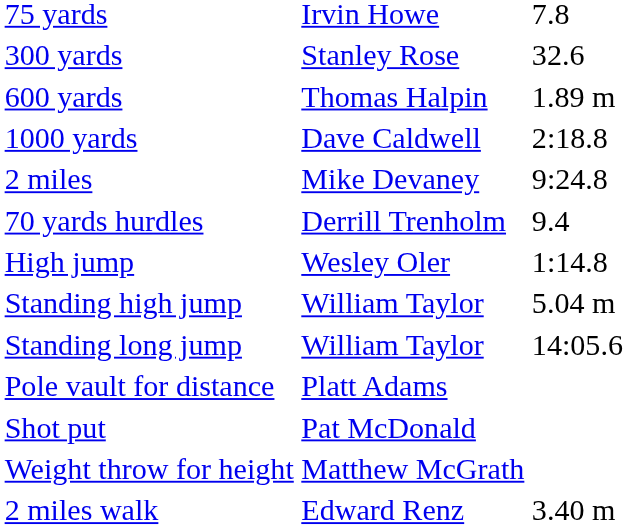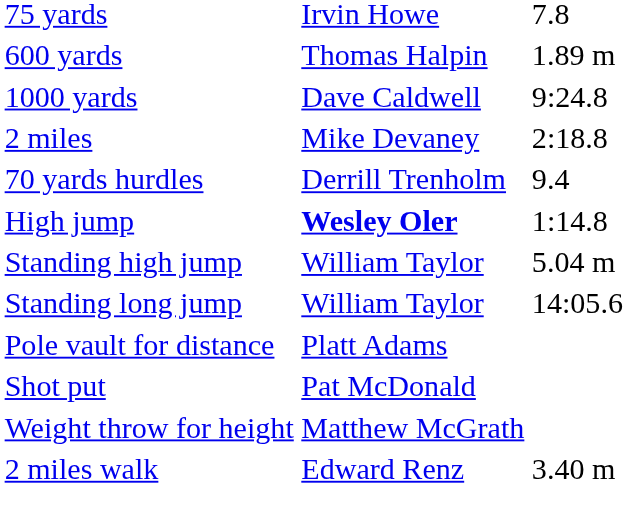- row: (64, 55)
(570, 138) 2:18.8 -> (570, 96) 9:24.8
(570, 179) 9:24.8 -> (570, 138) 2:18.8
(376, 262) normal -> (379, 220) bold
